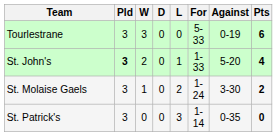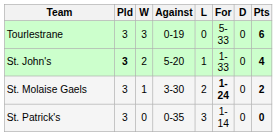columns swapped: (162, 12) <-> (230, 12)
(198, 90) normal -> (223, 90) bold
